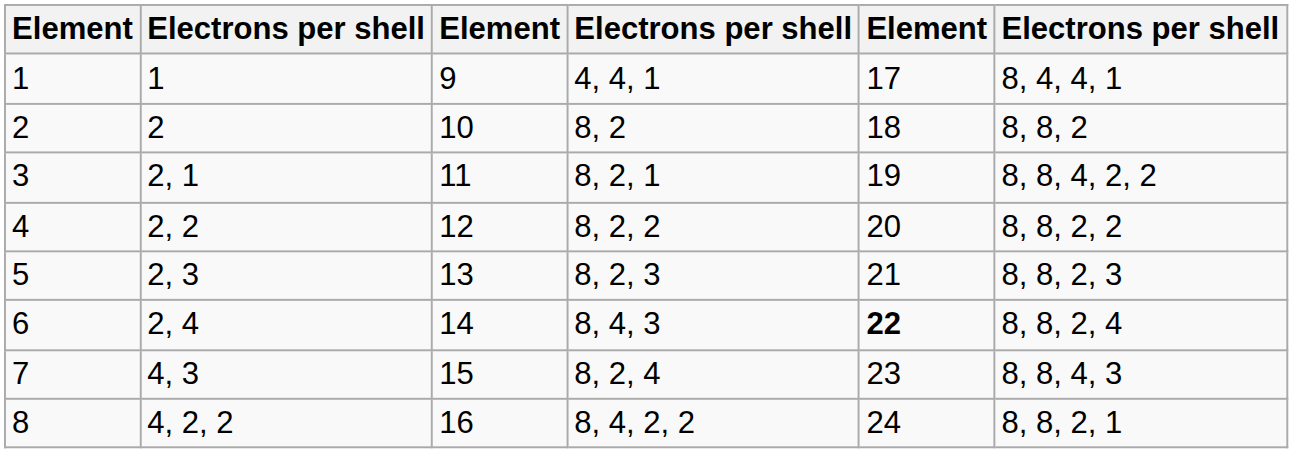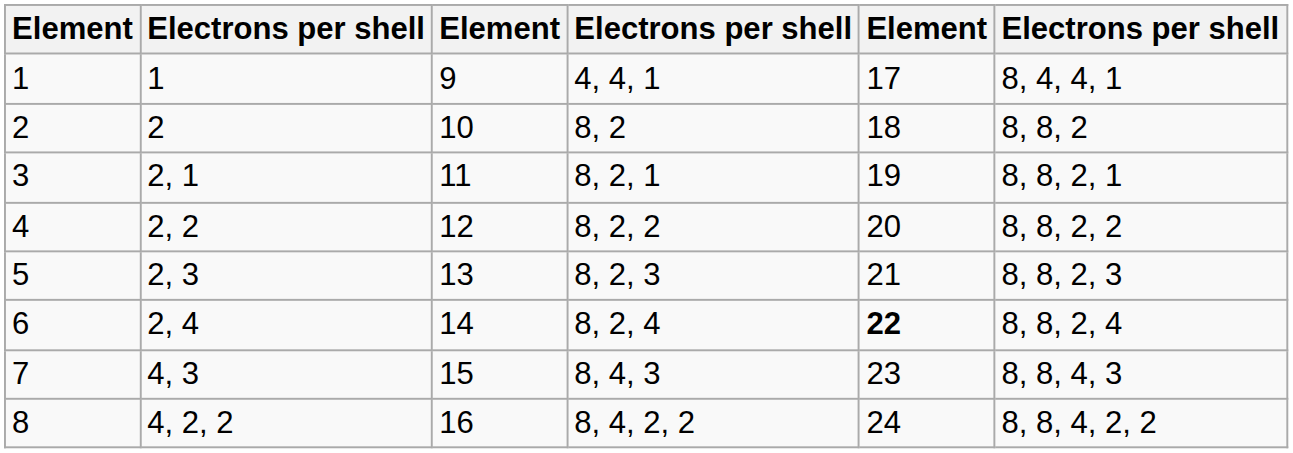(1079, 176) 8, 8, 4, 2, 2 -> (1062, 176) 8, 8, 2, 1
(617, 324) 8, 4, 3 -> (617, 324) 8, 2, 4
(617, 373) 8, 2, 4 -> (617, 373) 8, 4, 3
(1062, 422) 8, 8, 2, 1 -> (1079, 422) 8, 8, 4, 2, 2
